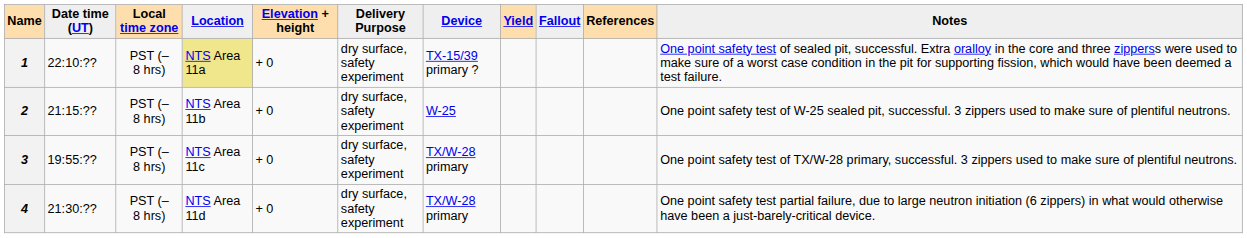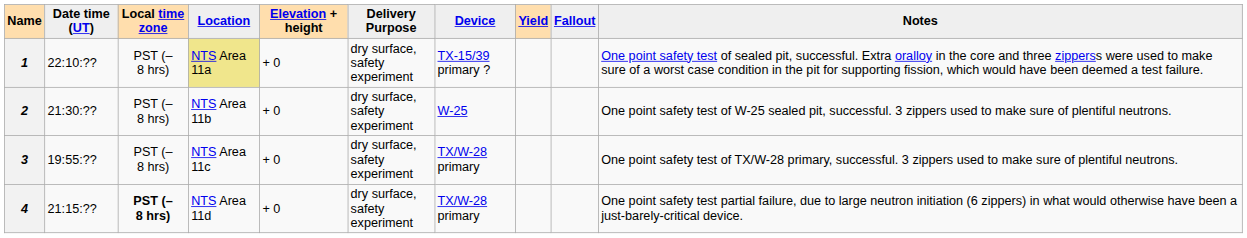- column: (620, 21)
(72, 111) 21:15:?? -> (72, 111) 21:30:??
(72, 208) 21:30:?? -> (72, 208) 21:15:??
(149, 208) normal -> (153, 208) bold
